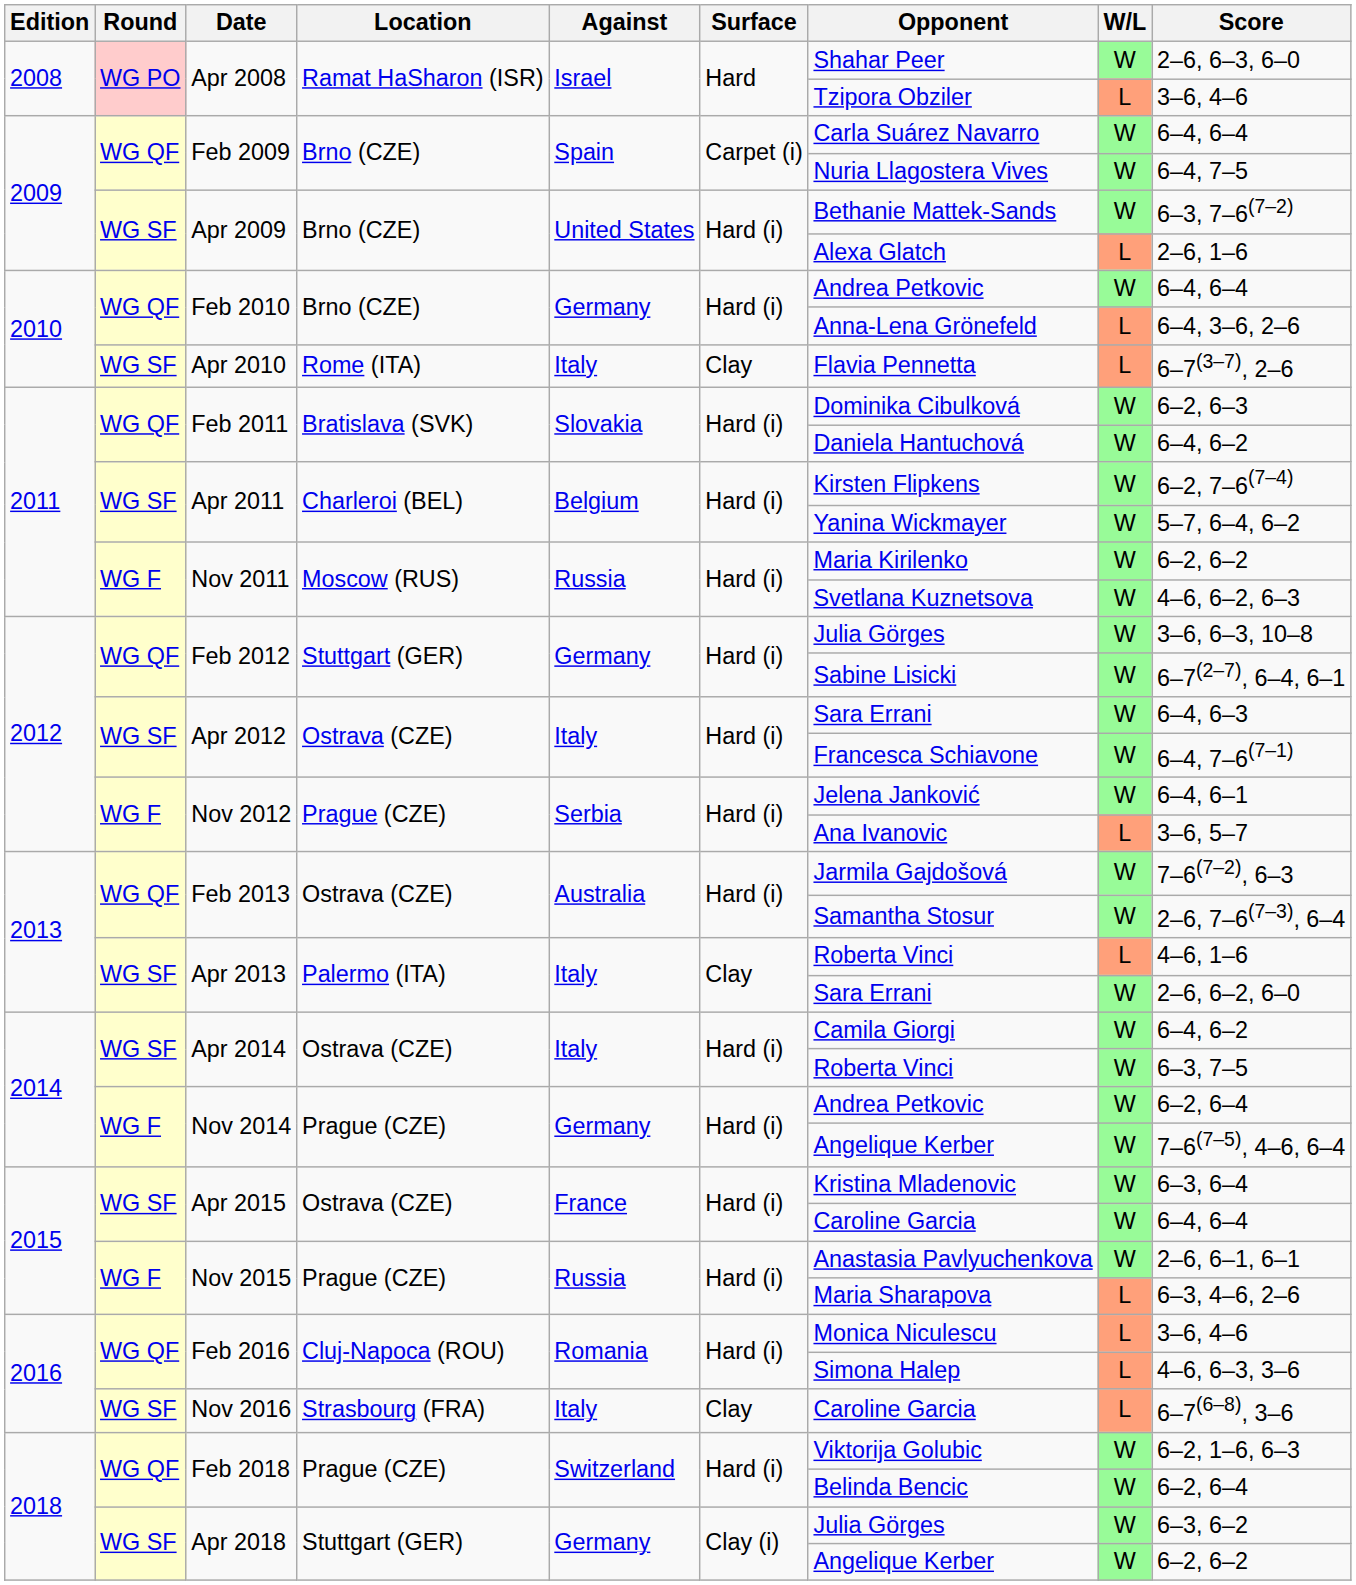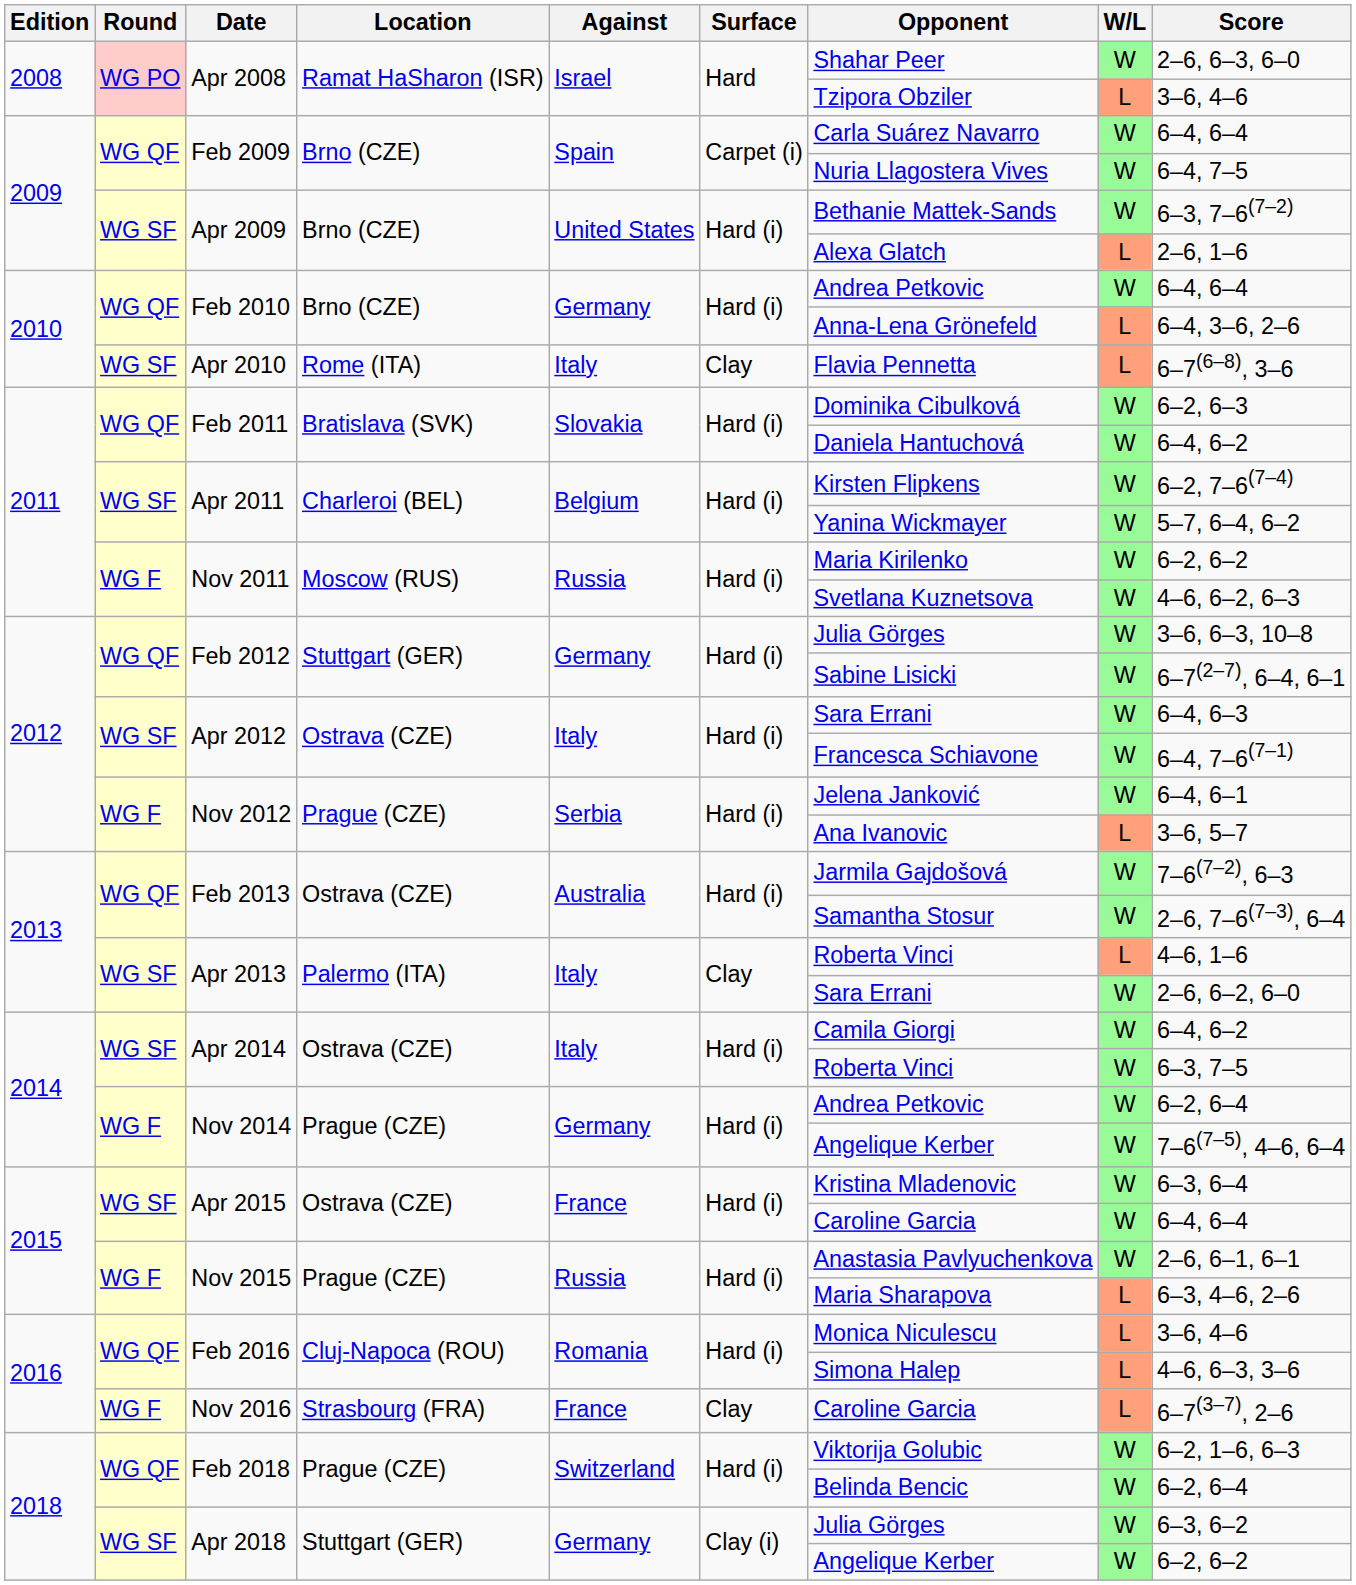(1225, 365) 6–7(3–7), 2–6 -> (1225, 365) 6–7(6–8), 3–6
(138, 1410) WG SF -> (131, 1410) WG F
(576, 1410) Italy -> (591, 1410) France
(1225, 1410) 6–7(6–8), 3–6 -> (1225, 1410) 6–7(3–7), 2–6
